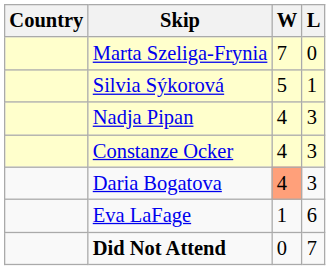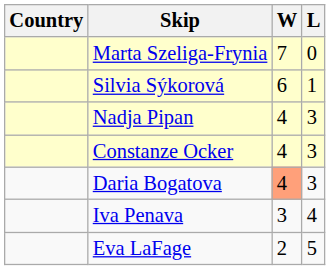(282, 85) 5 -> (282, 85) 6
+ row: (138, 215)
(282, 215) 1 -> (282, 248) 2
(312, 215) 6 -> (312, 248) 5
- row: (159, 248)
